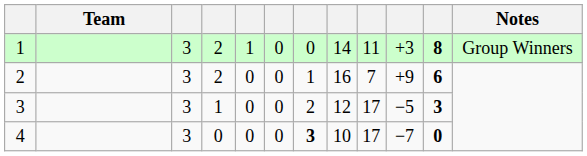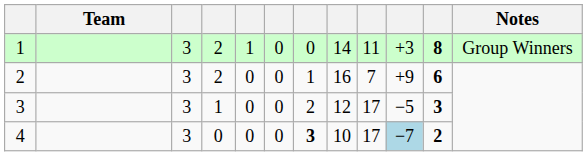(405, 135) no background -> (405, 135) lightblue background
(438, 135) 0 -> (438, 135) 2
